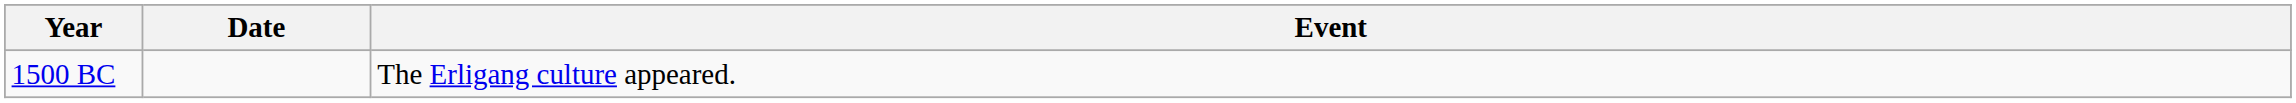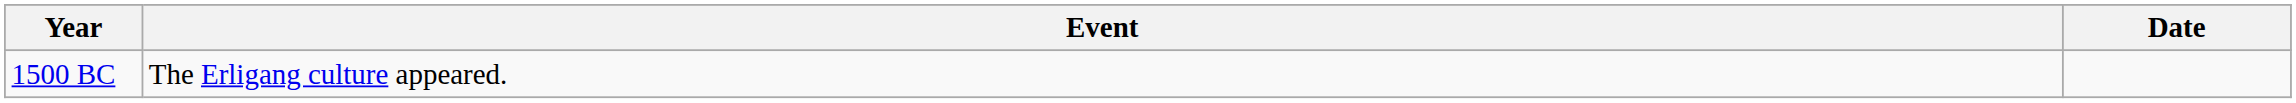columns swapped: (256, 27) <-> (1331, 27)
